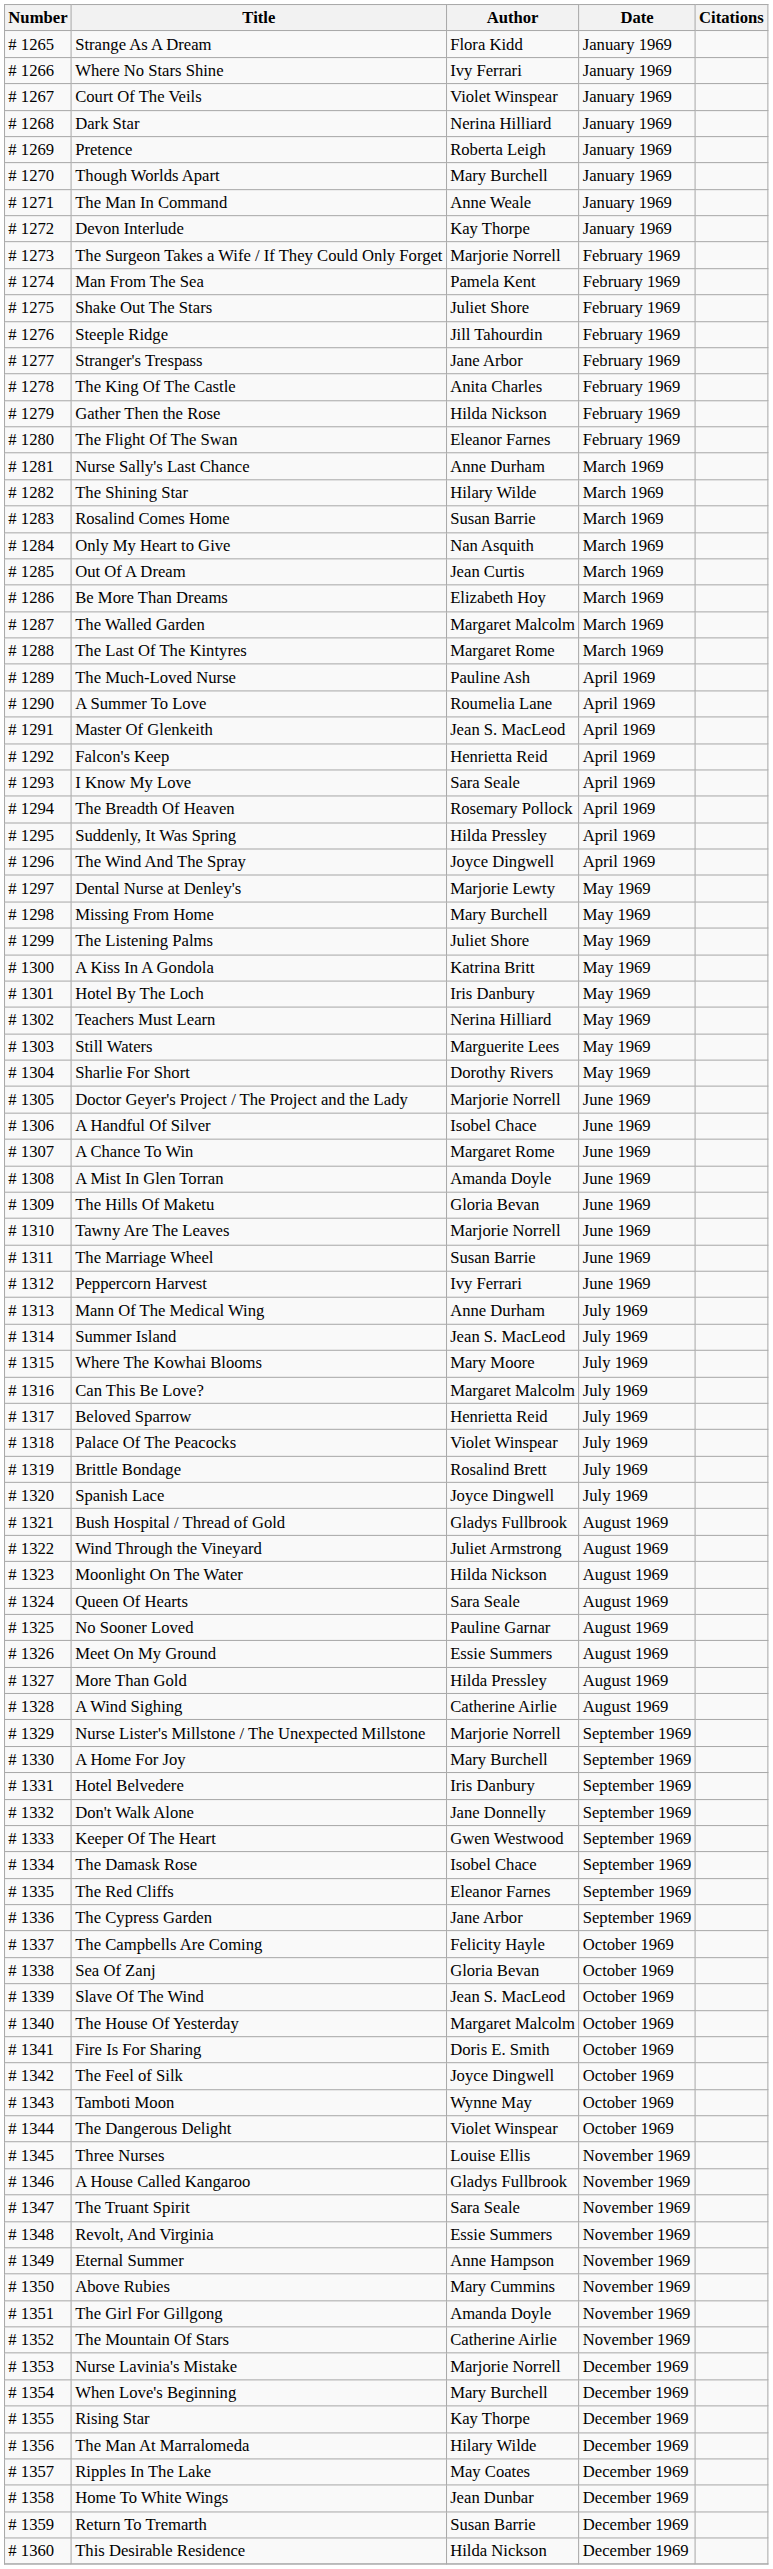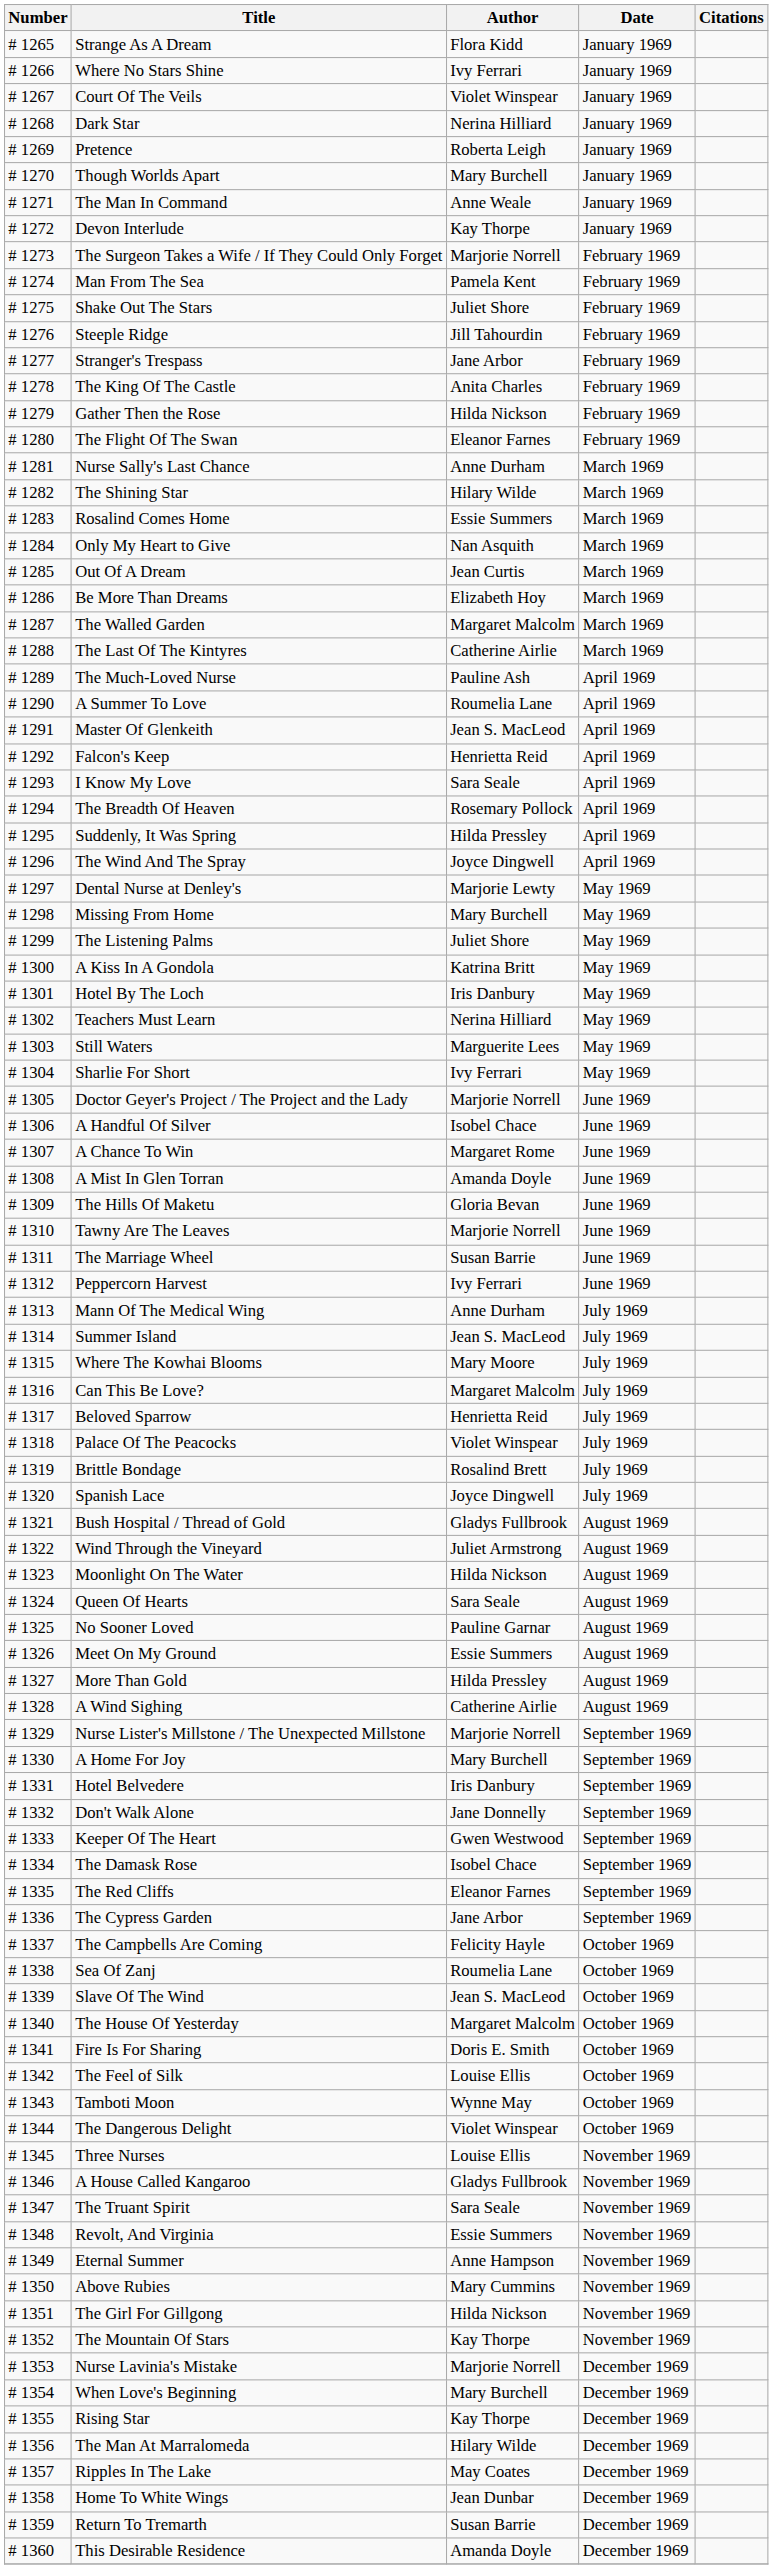(493, 519) Susan Barrie -> (501, 519) Essie Summers
(502, 651) Margaret Rome -> (504, 651) Catherine Airlie
(502, 1073) Dorothy Rivers -> (486, 1073) Ivy Ferrari
(495, 1970) Gloria Bevan -> (501, 1970) Roumelia Lane
(502, 2076) Joyce Dingwell -> (490, 2076) Louise Ellis
(501, 2313) Amanda Doyle -> (498, 2313) Hilda Nickson
(504, 2340) Catherine Airlie -> (490, 2340) Kay Thorpe
(498, 2551) Hilda Nickson -> (501, 2551) Amanda Doyle
